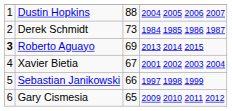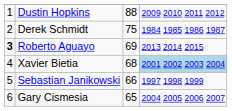(183, 13) 2004 2005 2006 2007 -> (183, 13) 2009 2010 2011 2012
(131, 30) 73 -> (131, 30) 75
(131, 64) 67 -> (131, 64) 68
(183, 64) no background -> (183, 64) lightblue background
(183, 98) 2009 2010 2011 2012 -> (183, 98) 2004 2005 2006 2007
